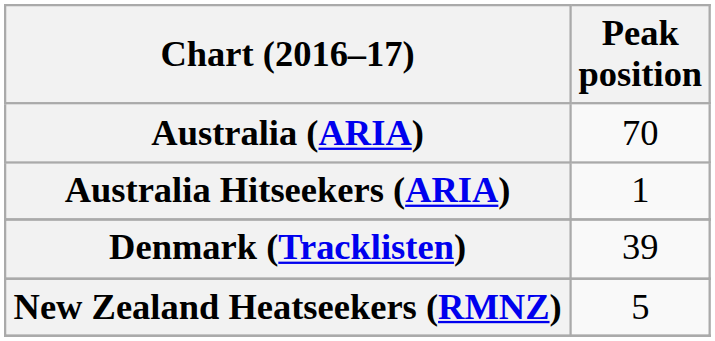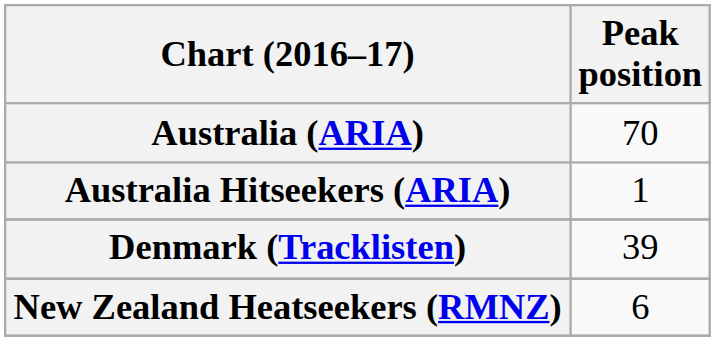(640, 305) 5 -> (640, 305) 6
